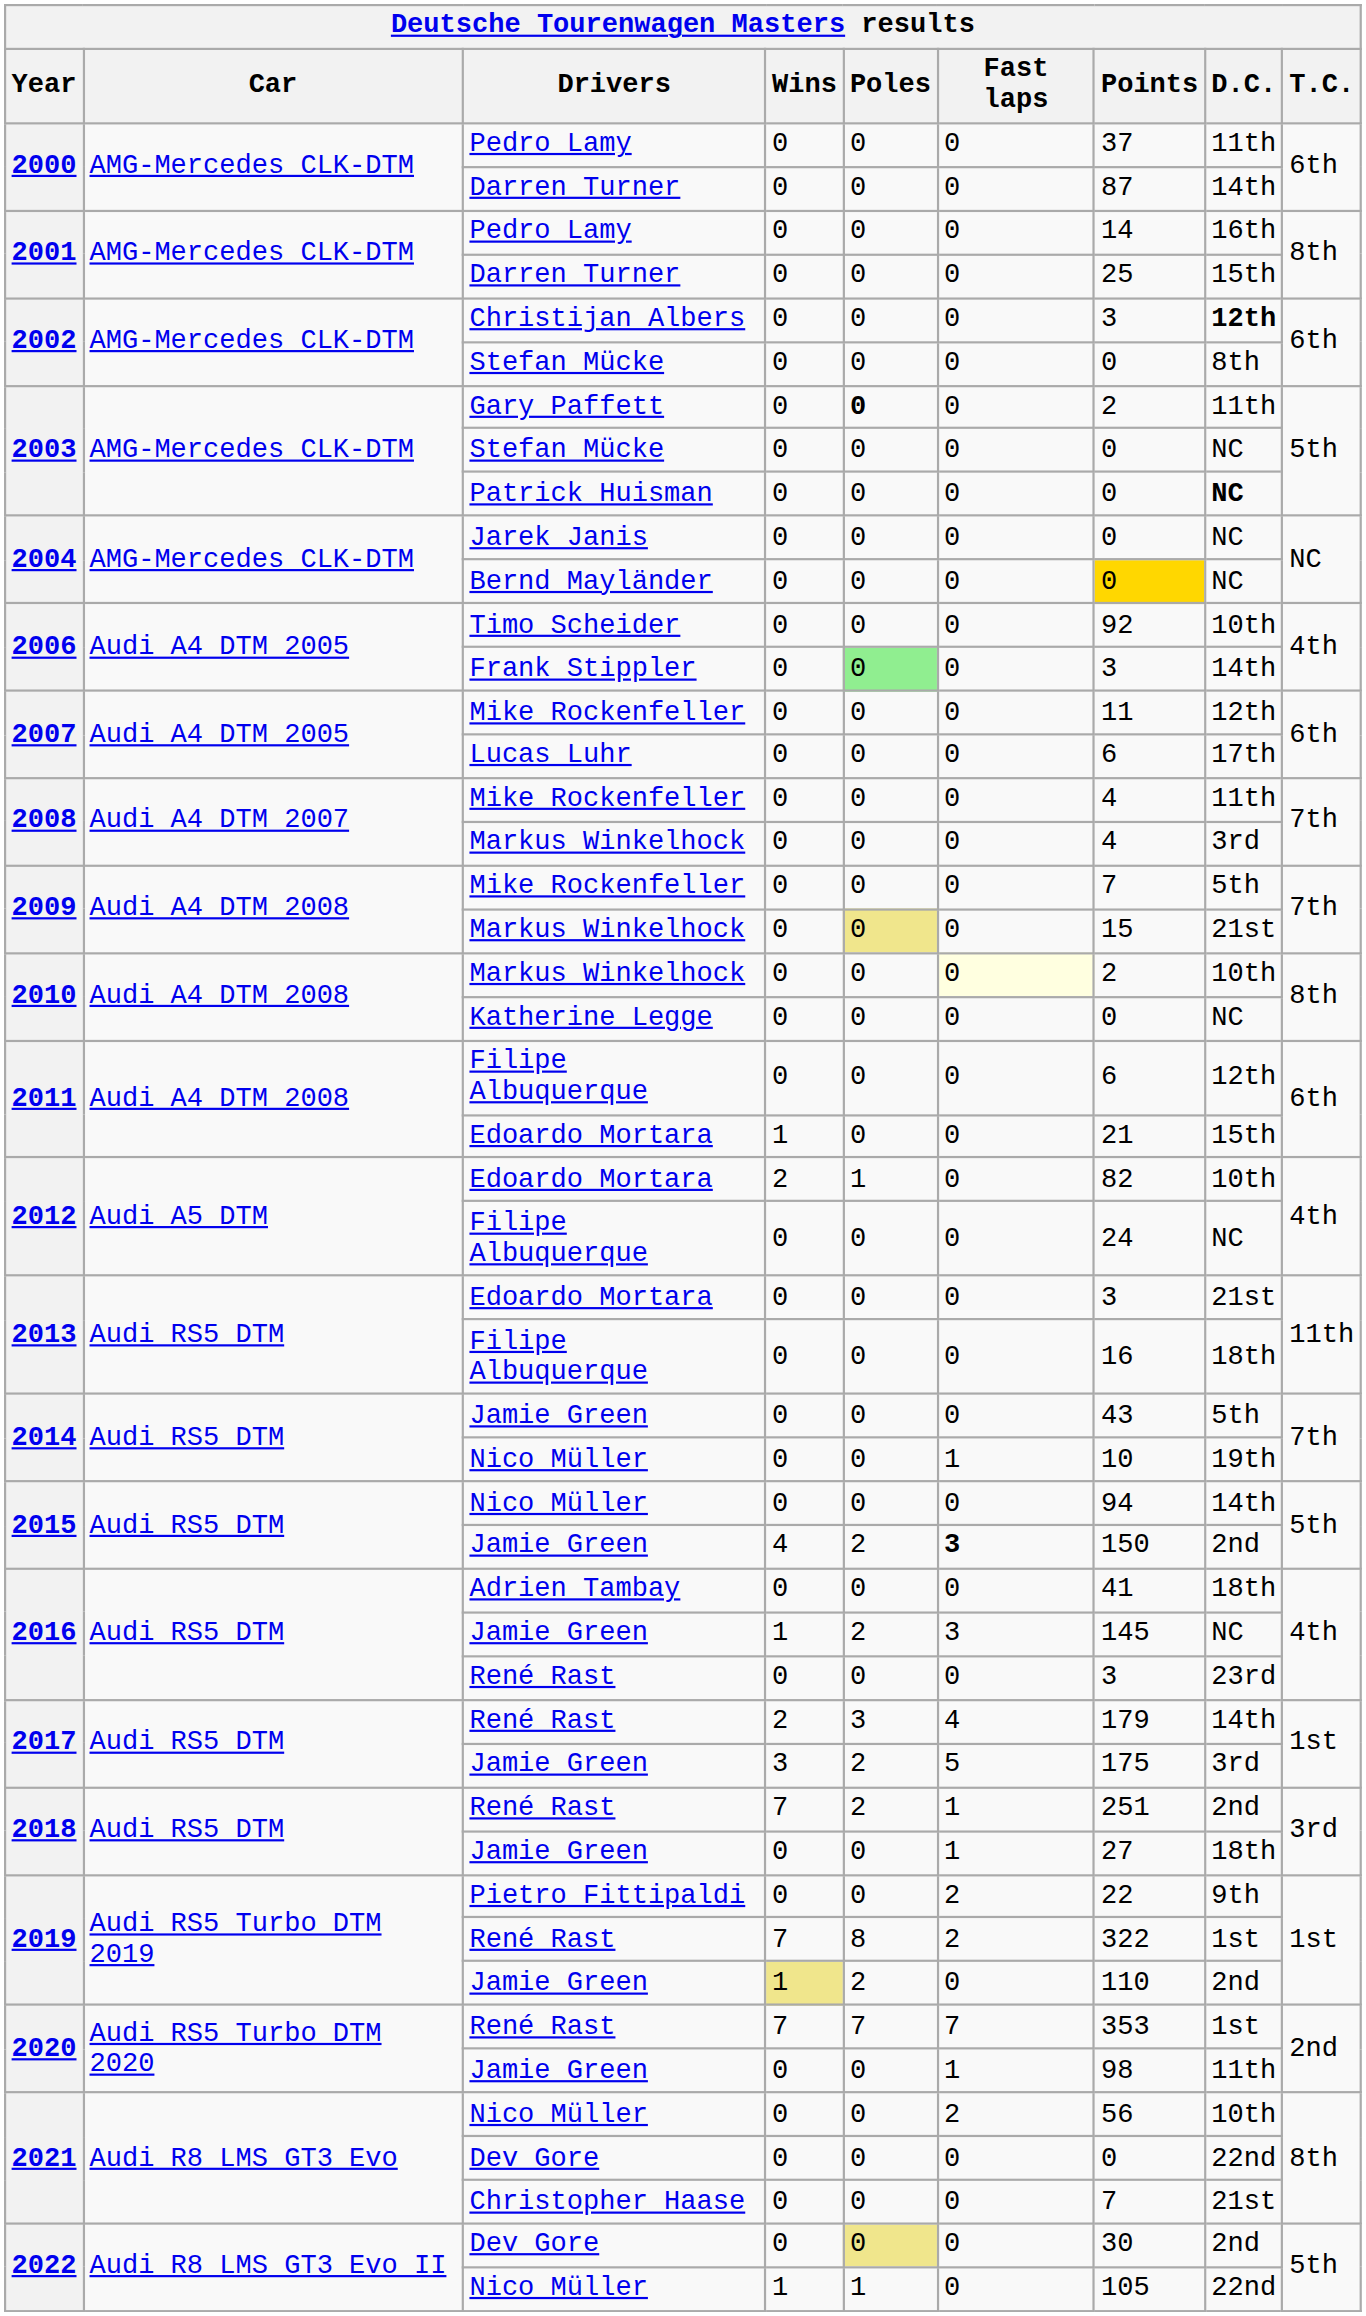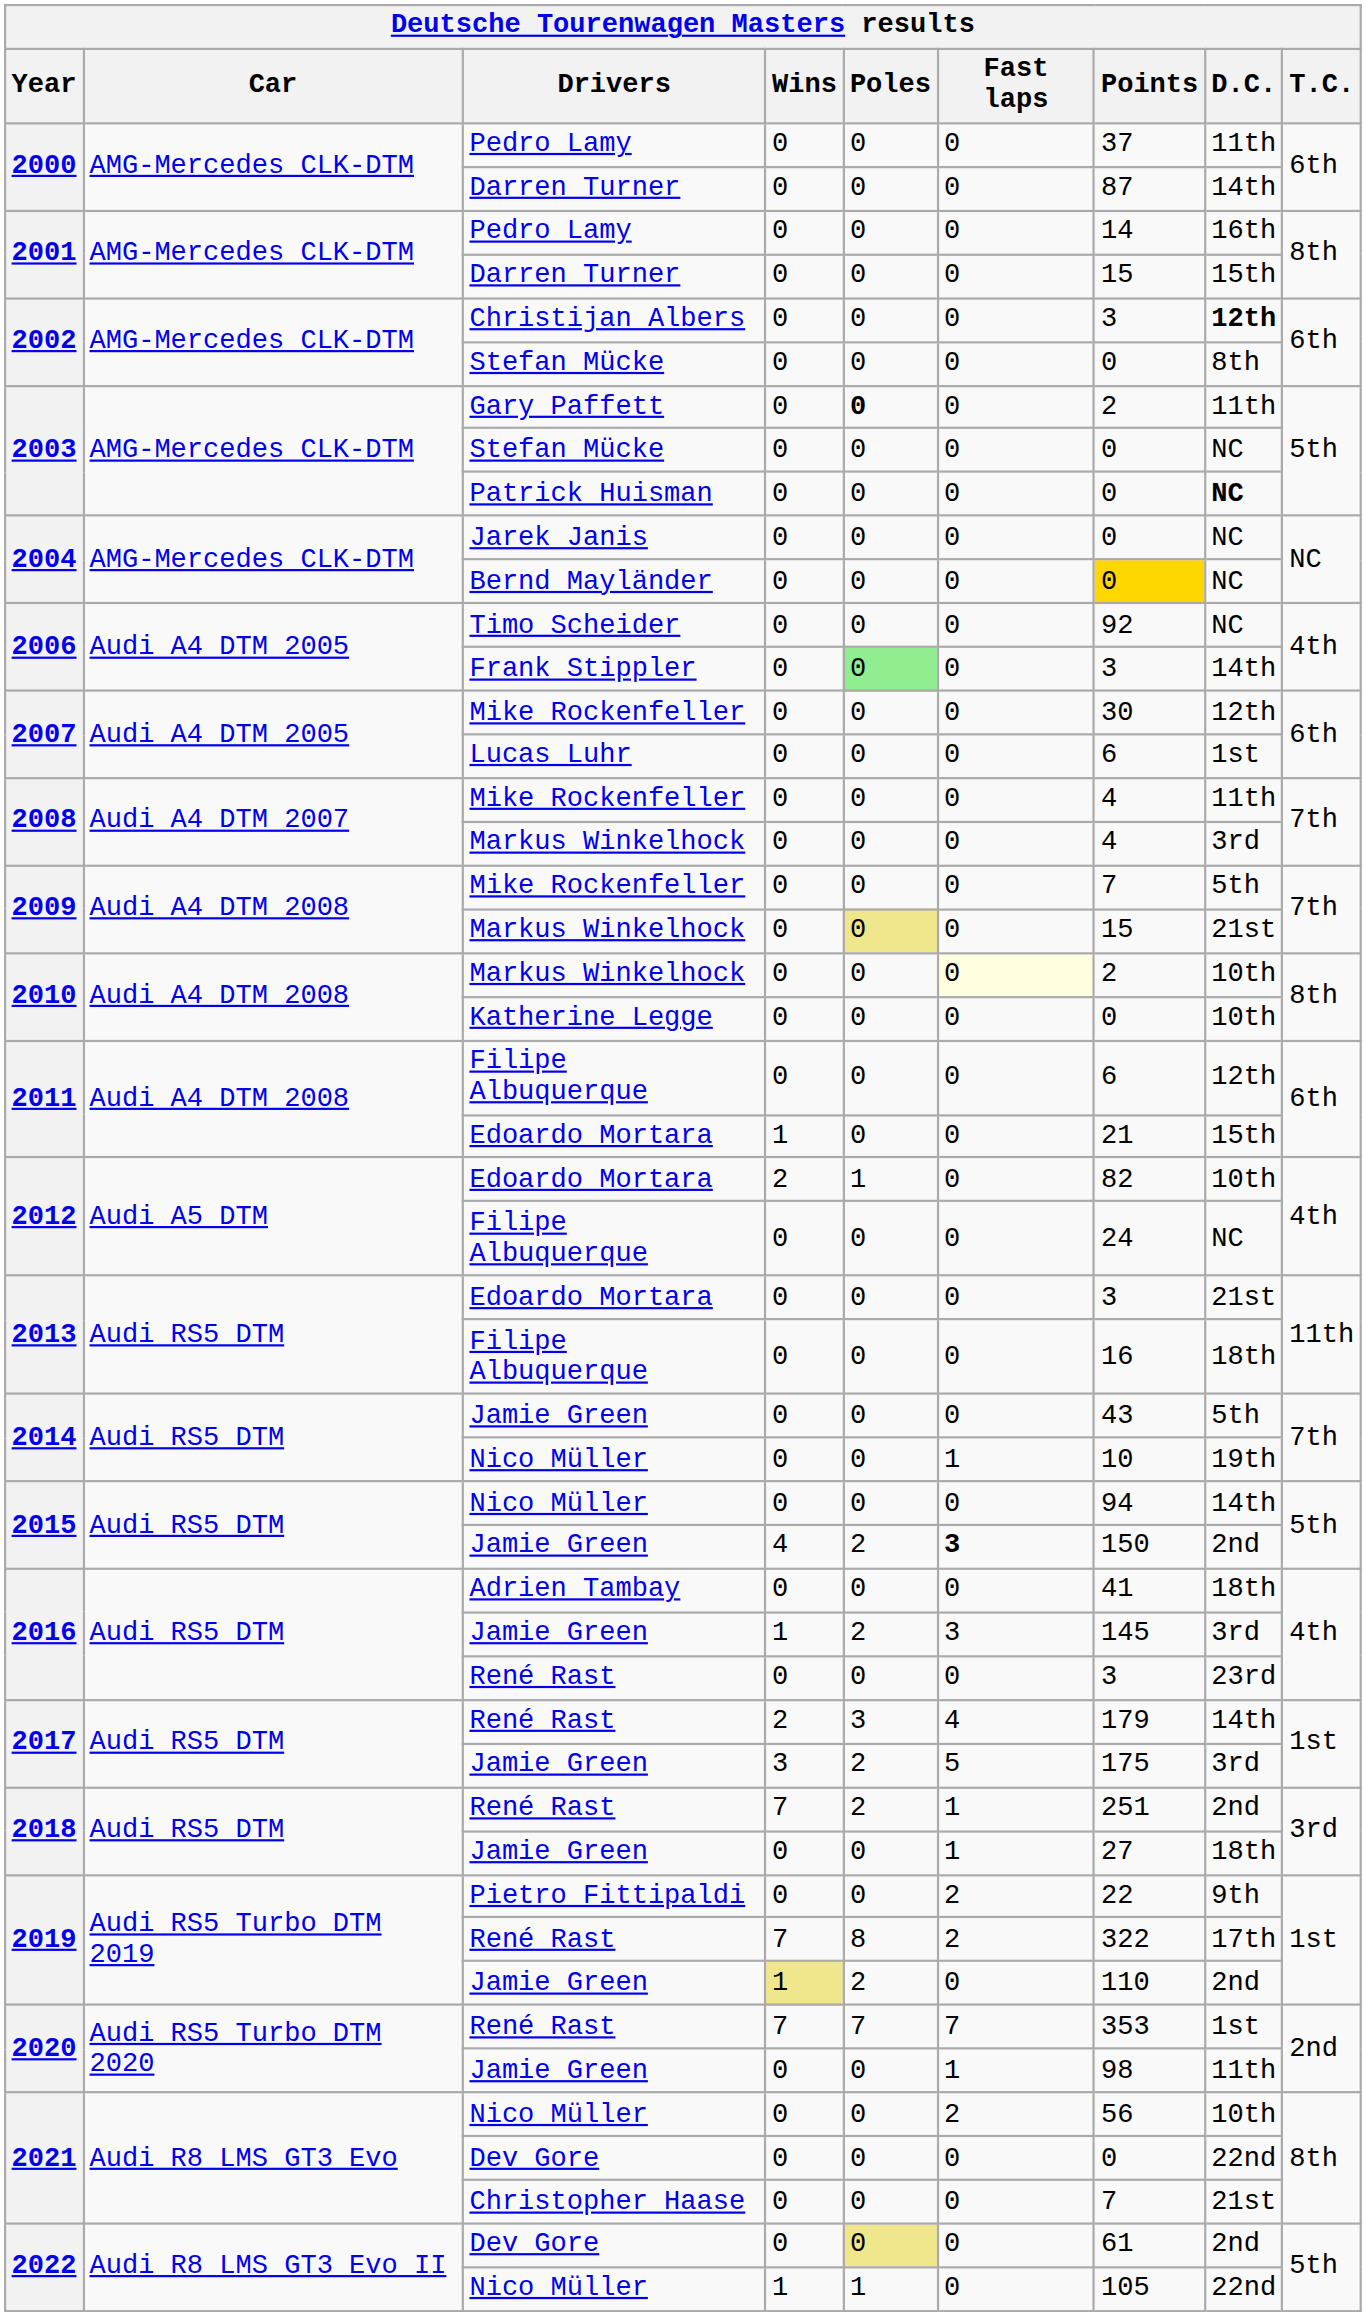(1117, 276) 25 -> (1117, 276) 15
(1244, 626) 10th -> (1228, 626) NC
(1117, 713) 11 -> (1117, 713) 30
(1244, 757) 17th -> (1236, 757) 1st
(1228, 1019) NC -> (1244, 1019) 10th
(1228, 1634) NC -> (1236, 1634) 3rd
(1236, 1940) 1st -> (1244, 1940) 17th
(1117, 2246) 30 -> (1117, 2246) 61
